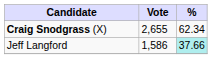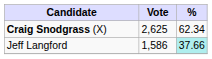(155, 29) 2,655 -> (155, 29) 2,625
